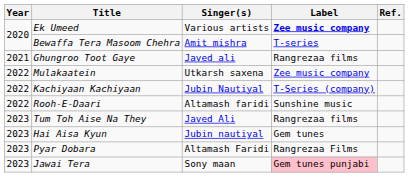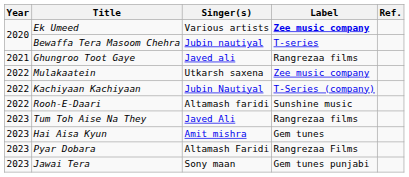(216, 42) Amit mishra -> (224, 42) Jubin nautiyal
(224, 134) Jubin nautiyal -> (216, 134) Amit mishra
(321, 165) pink background -> (321, 165) no background
